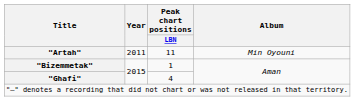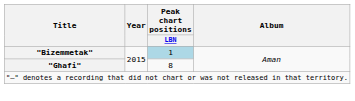- row: (65, 52)
(171, 65) no background -> (171, 52) lightblue background
(171, 78) 4 -> (171, 65) 8
